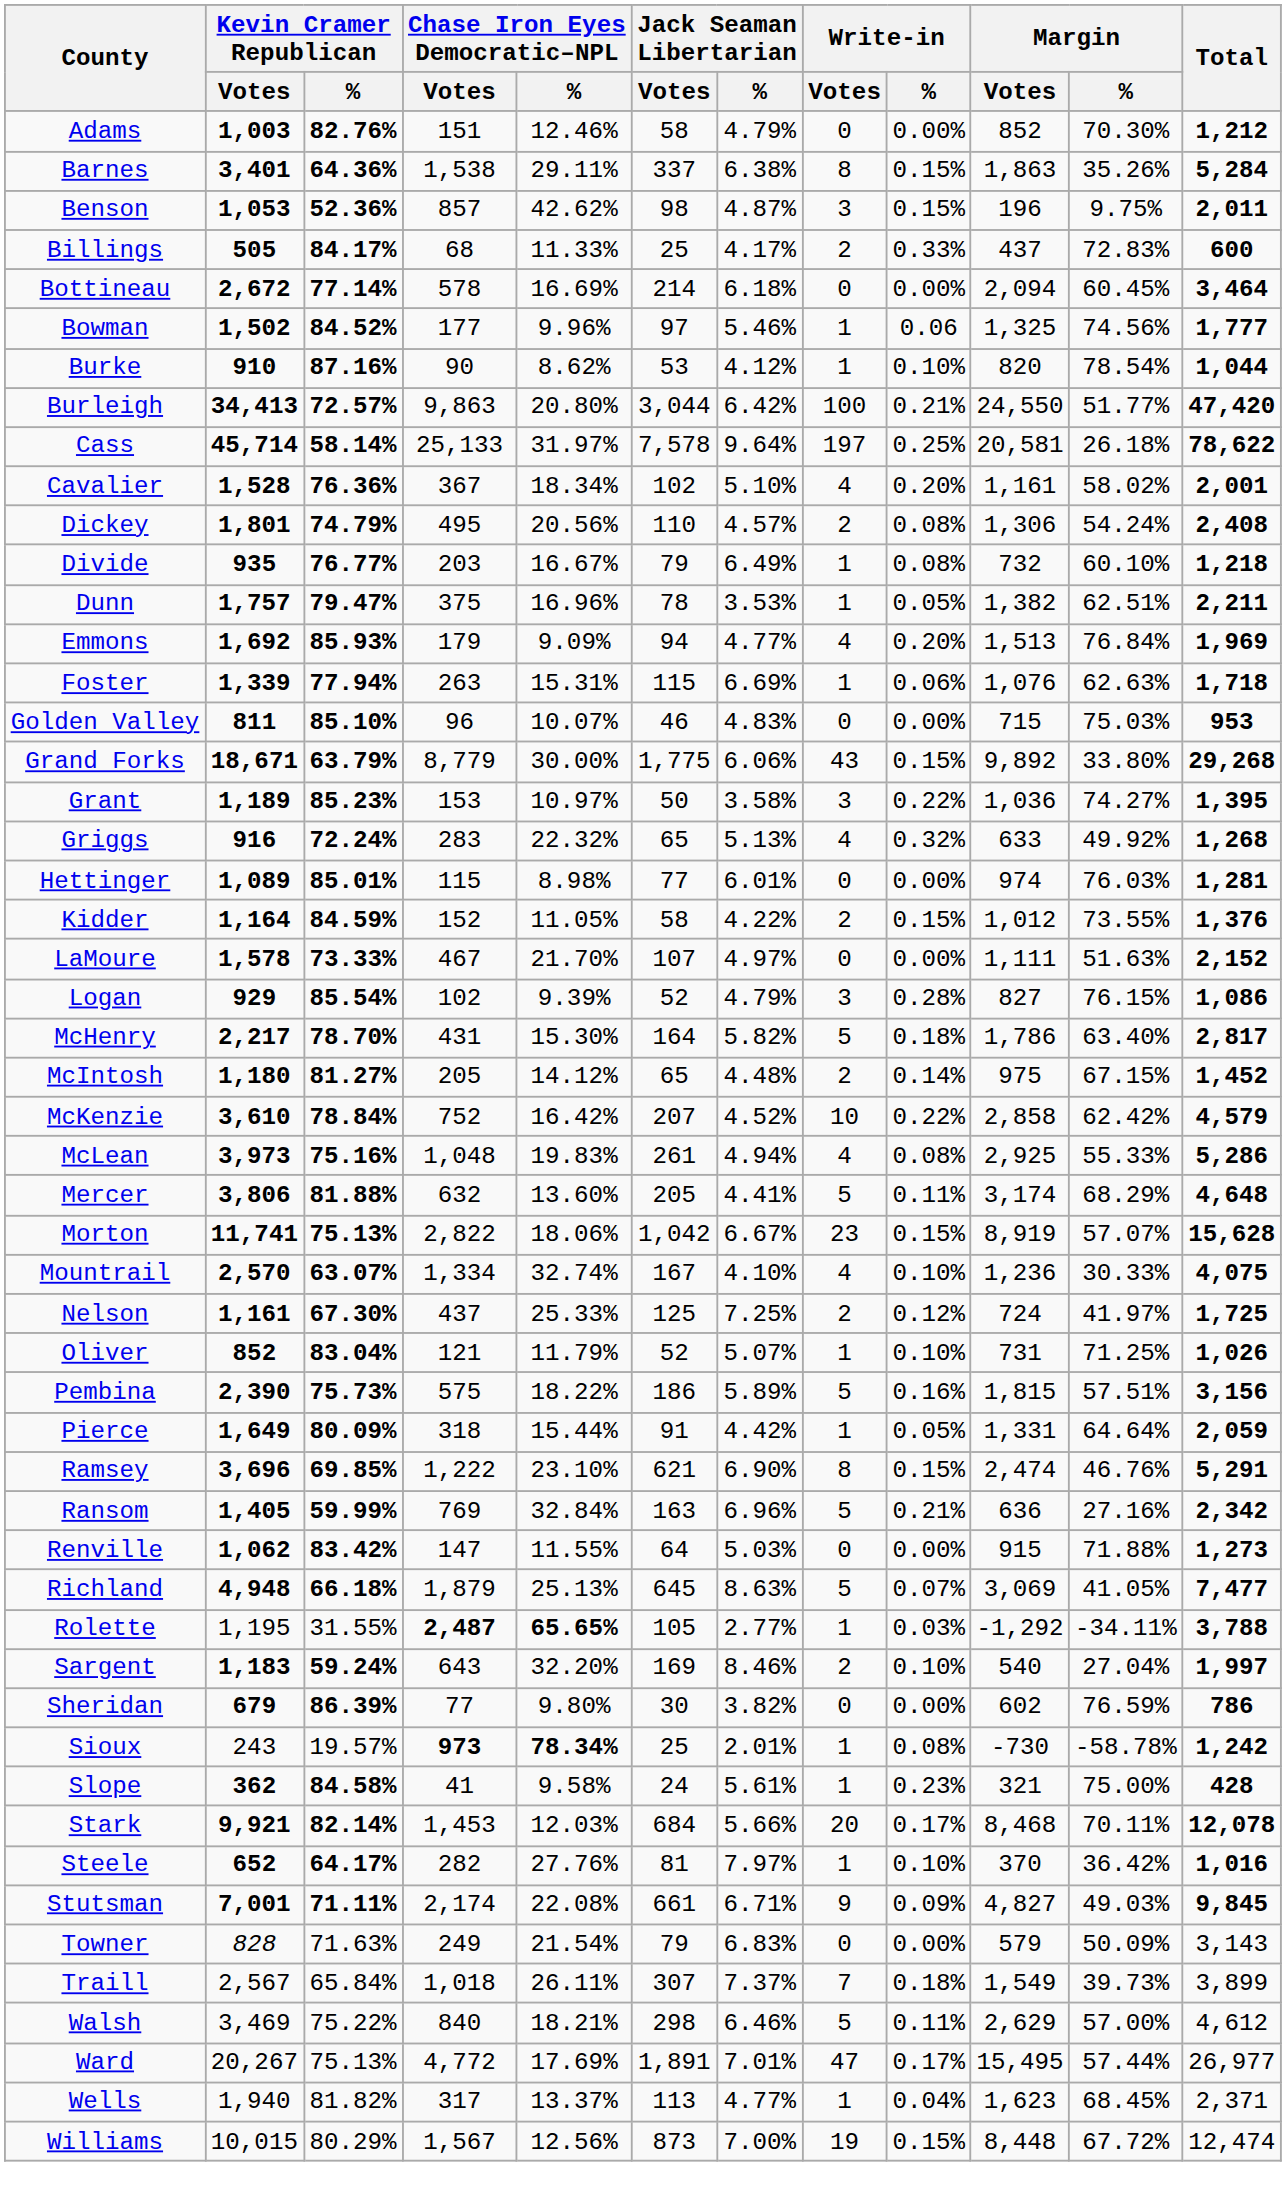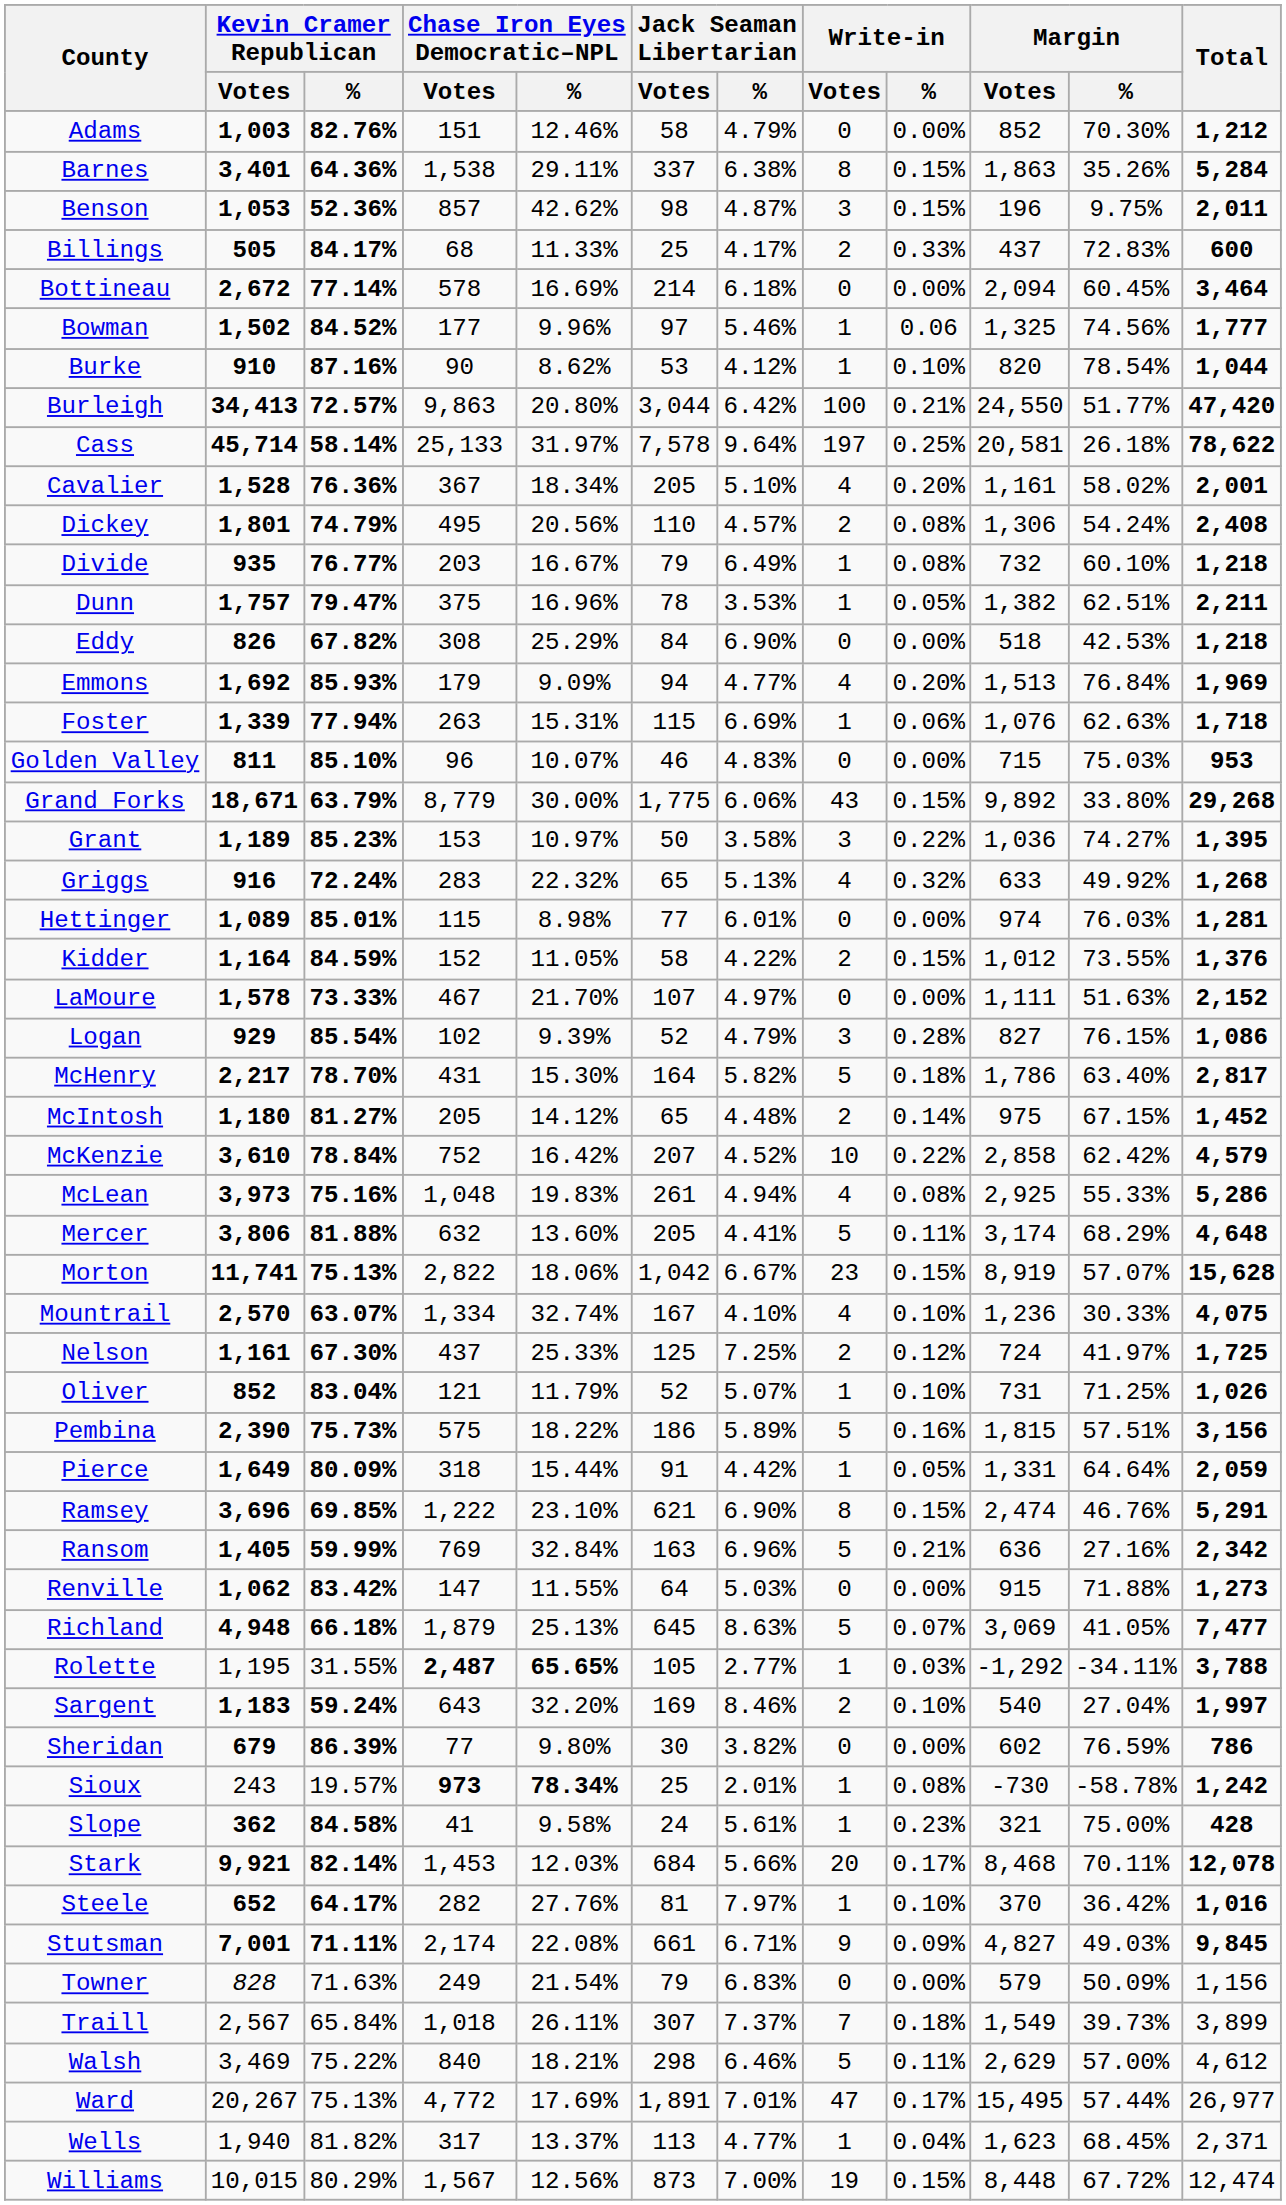(674, 486) 102 -> (674, 486) 205
+ row: (105, 644)
(1232, 1944) 3,143 -> (1232, 1984) 1,156
